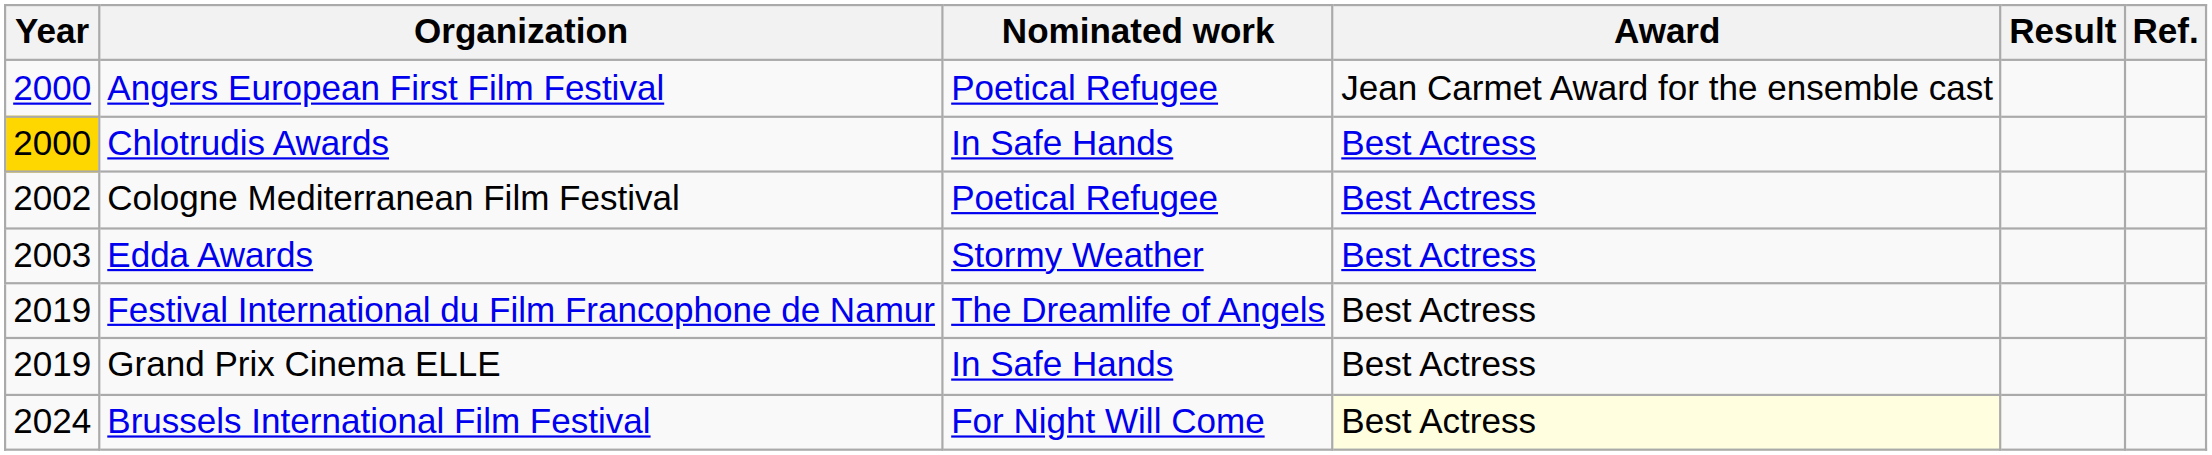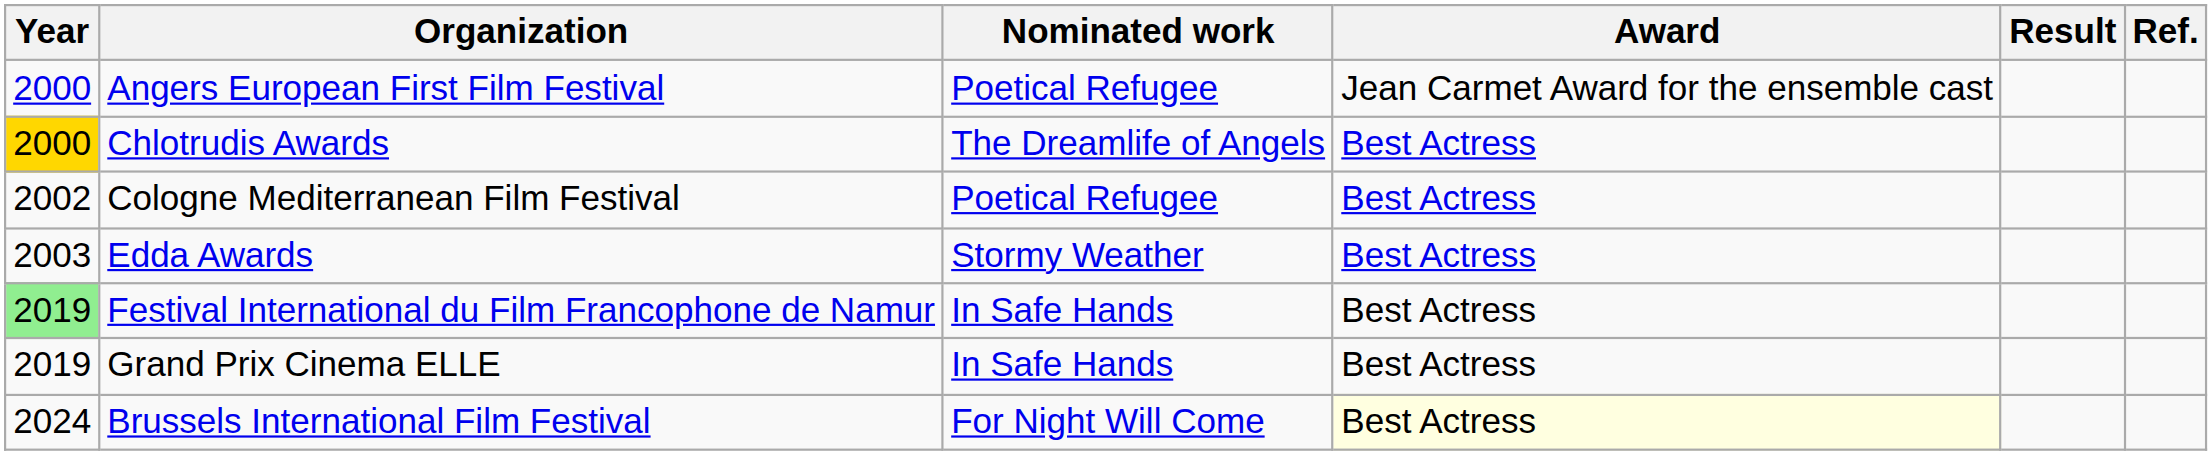(1062, 143) In Safe Hands -> (1138, 143) The Dreamlife of Angels
(52, 310) no background -> (52, 310) lightgreen background
(1138, 310) The Dreamlife of Angels -> (1062, 310) In Safe Hands
